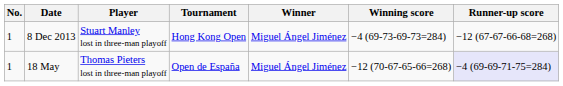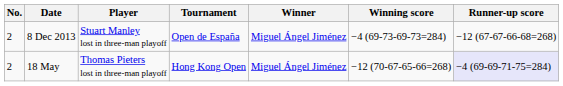(9, 36) 1 -> (9, 36) 2
(209, 36) Hong Kong Open -> (206, 36) Open de España
(9, 66) 1 -> (9, 66) 2
(206, 66) Open de España -> (209, 66) Hong Kong Open
